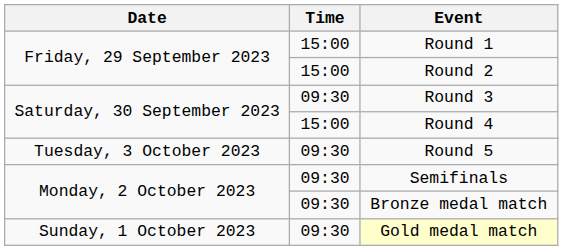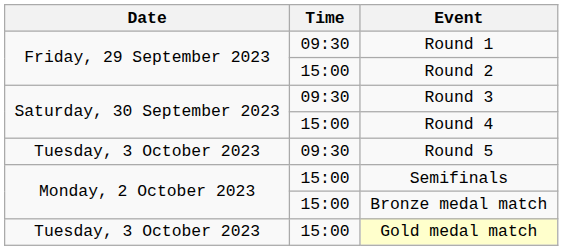(325, 45) 15:00 -> (325, 45) 09:30
(325, 178) 09:30 -> (325, 178) 15:00
(325, 205) 09:30 -> (325, 205) 15:00
(147, 232) Sunday, 1 October 2023 -> (147, 232) Tuesday, 3 October 2023
(325, 232) 09:30 -> (325, 232) 15:00
